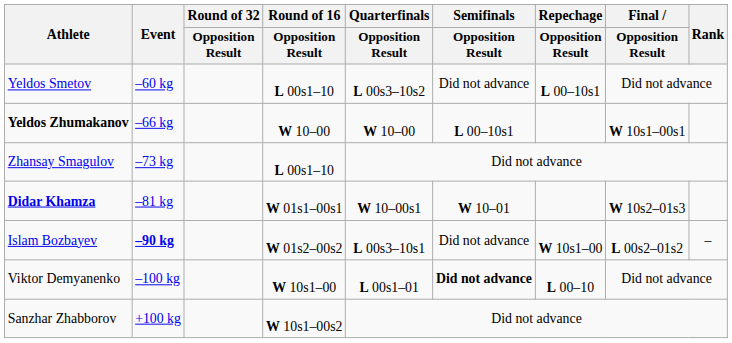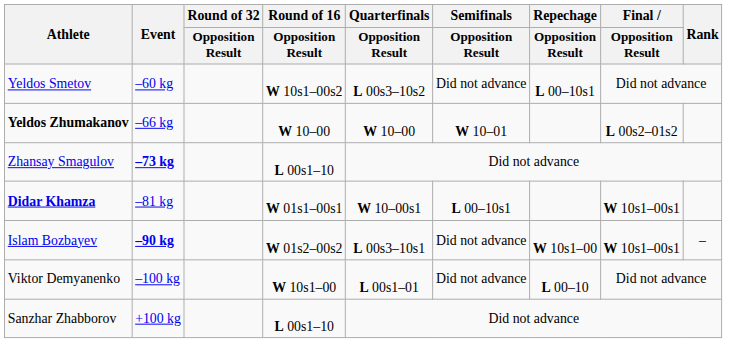(304, 92) L 00s1–10 -> (304, 92) W 10s1–00s2
(484, 131) L 00–10s1 -> (481, 131) W 10–01
(647, 131) W 10s1–00s1 -> (642, 131) L 00s2–01s2
(154, 162) normal -> (155, 162) bold
(484, 209) W 10–01 -> (481, 209) L 00–10s1
(647, 209) W 10s2–01s3 -> (642, 209) W 10s1–00s1
(647, 248) L 00s2–01s2 -> (642, 248) W 10s1–00s1
(484, 279) bold -> (481, 279) normal
(304, 327) W 10s1–00s2 -> (304, 327) L 00s1–10
